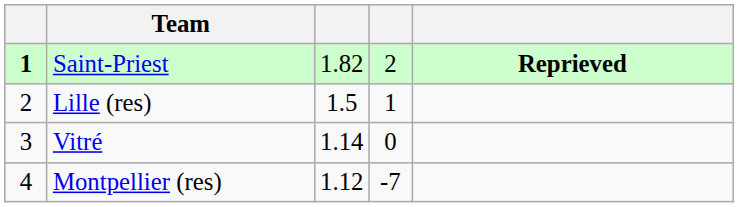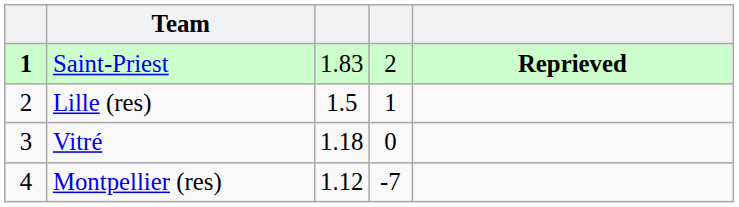(342, 63) 1.82 -> (342, 63) 1.83
(342, 142) 1.14 -> (342, 142) 1.18
